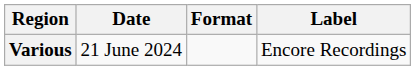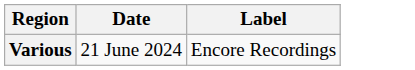- column: (222, 19)
